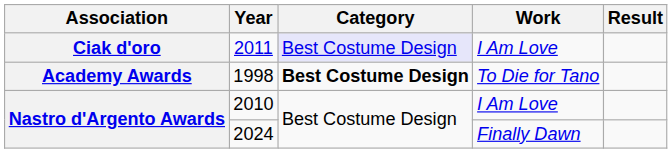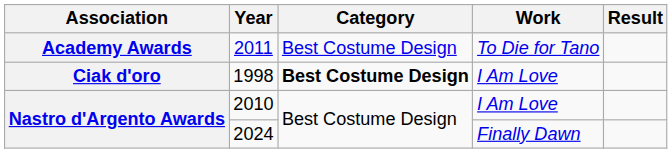(117, 47) Ciak d'oro -> (117, 47) Academy Awards
(369, 47) lavender background -> (369, 47) no background
(517, 47) I Am Love -> (538, 47) To Die for Tano
(117, 76) Academy Awards -> (117, 76) Ciak d'oro
(538, 76) To Die for Tano -> (517, 76) I Am Love
